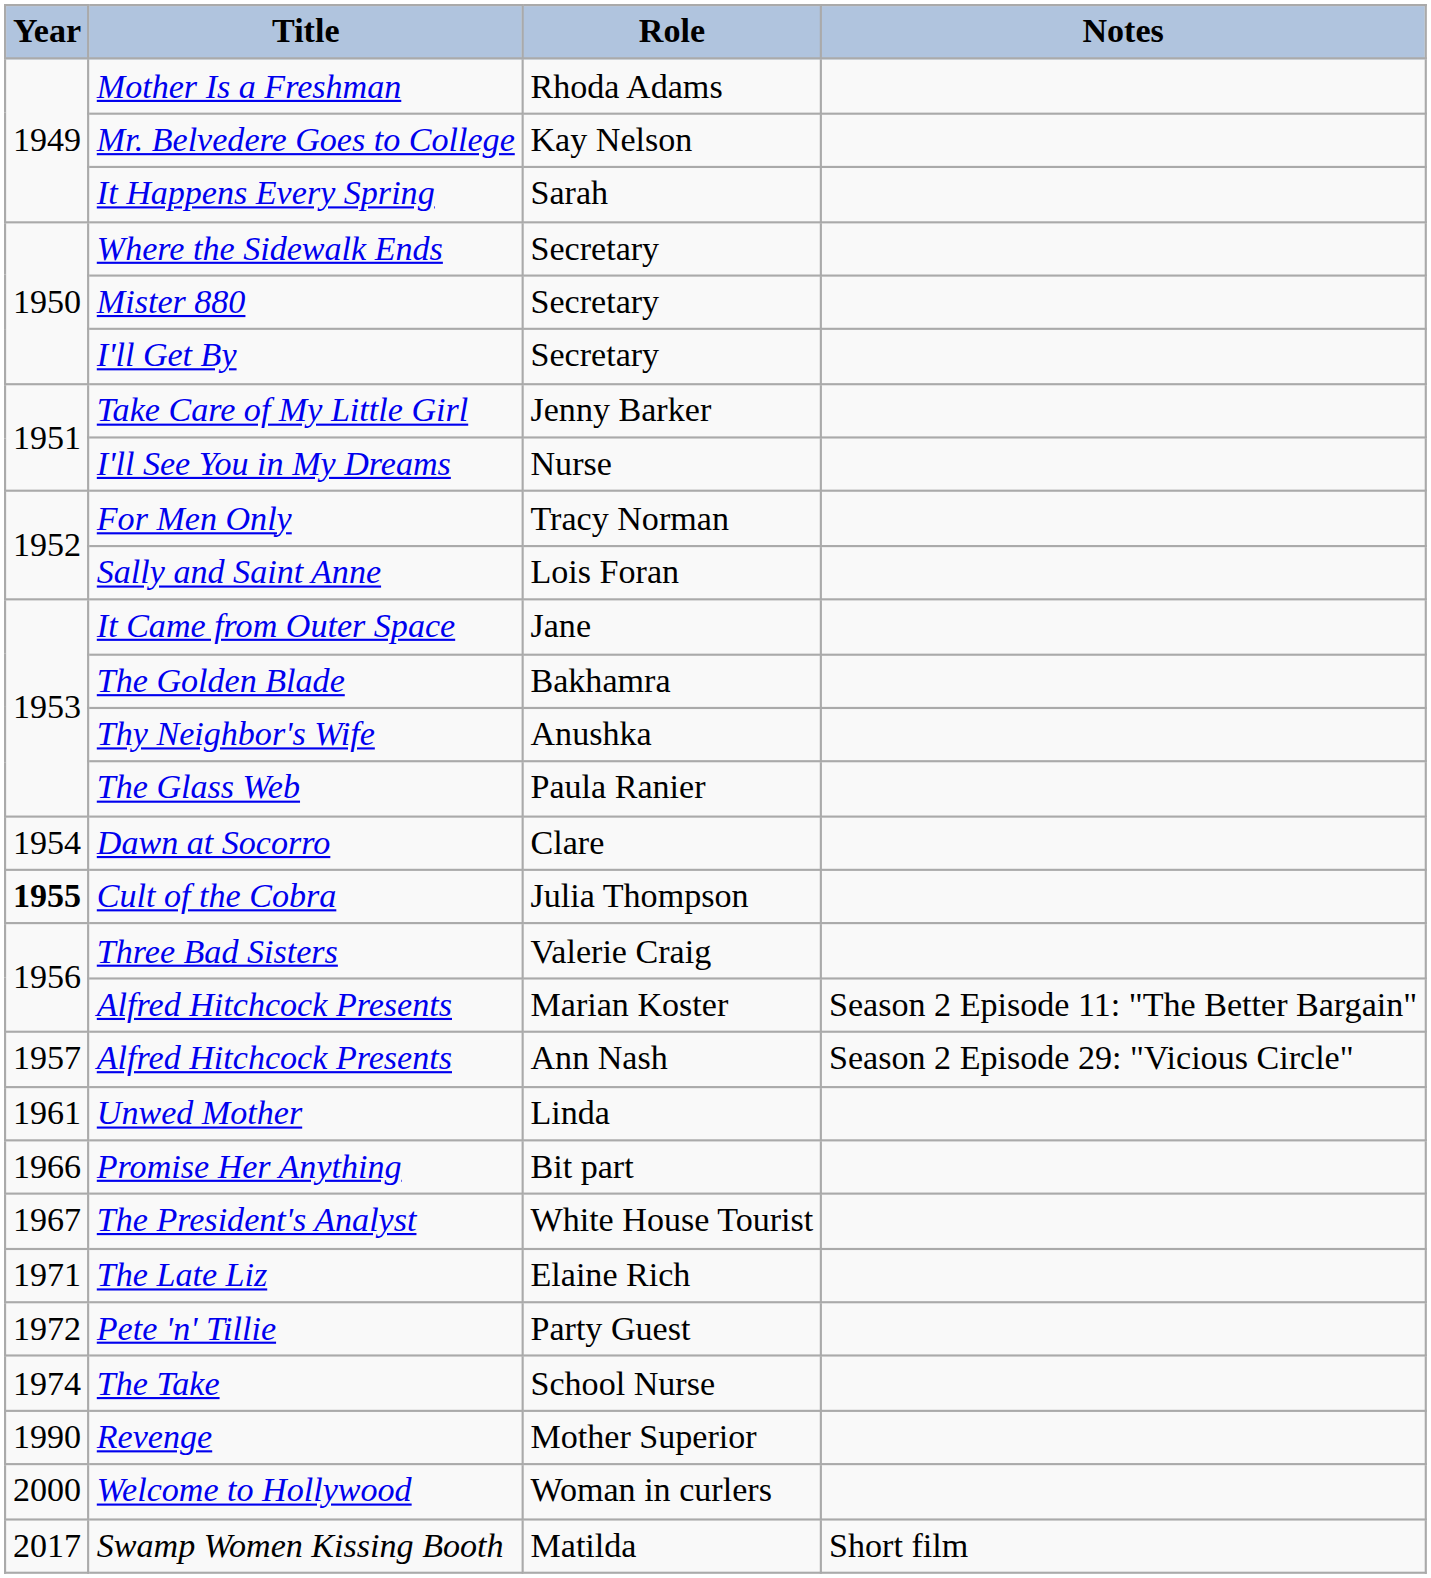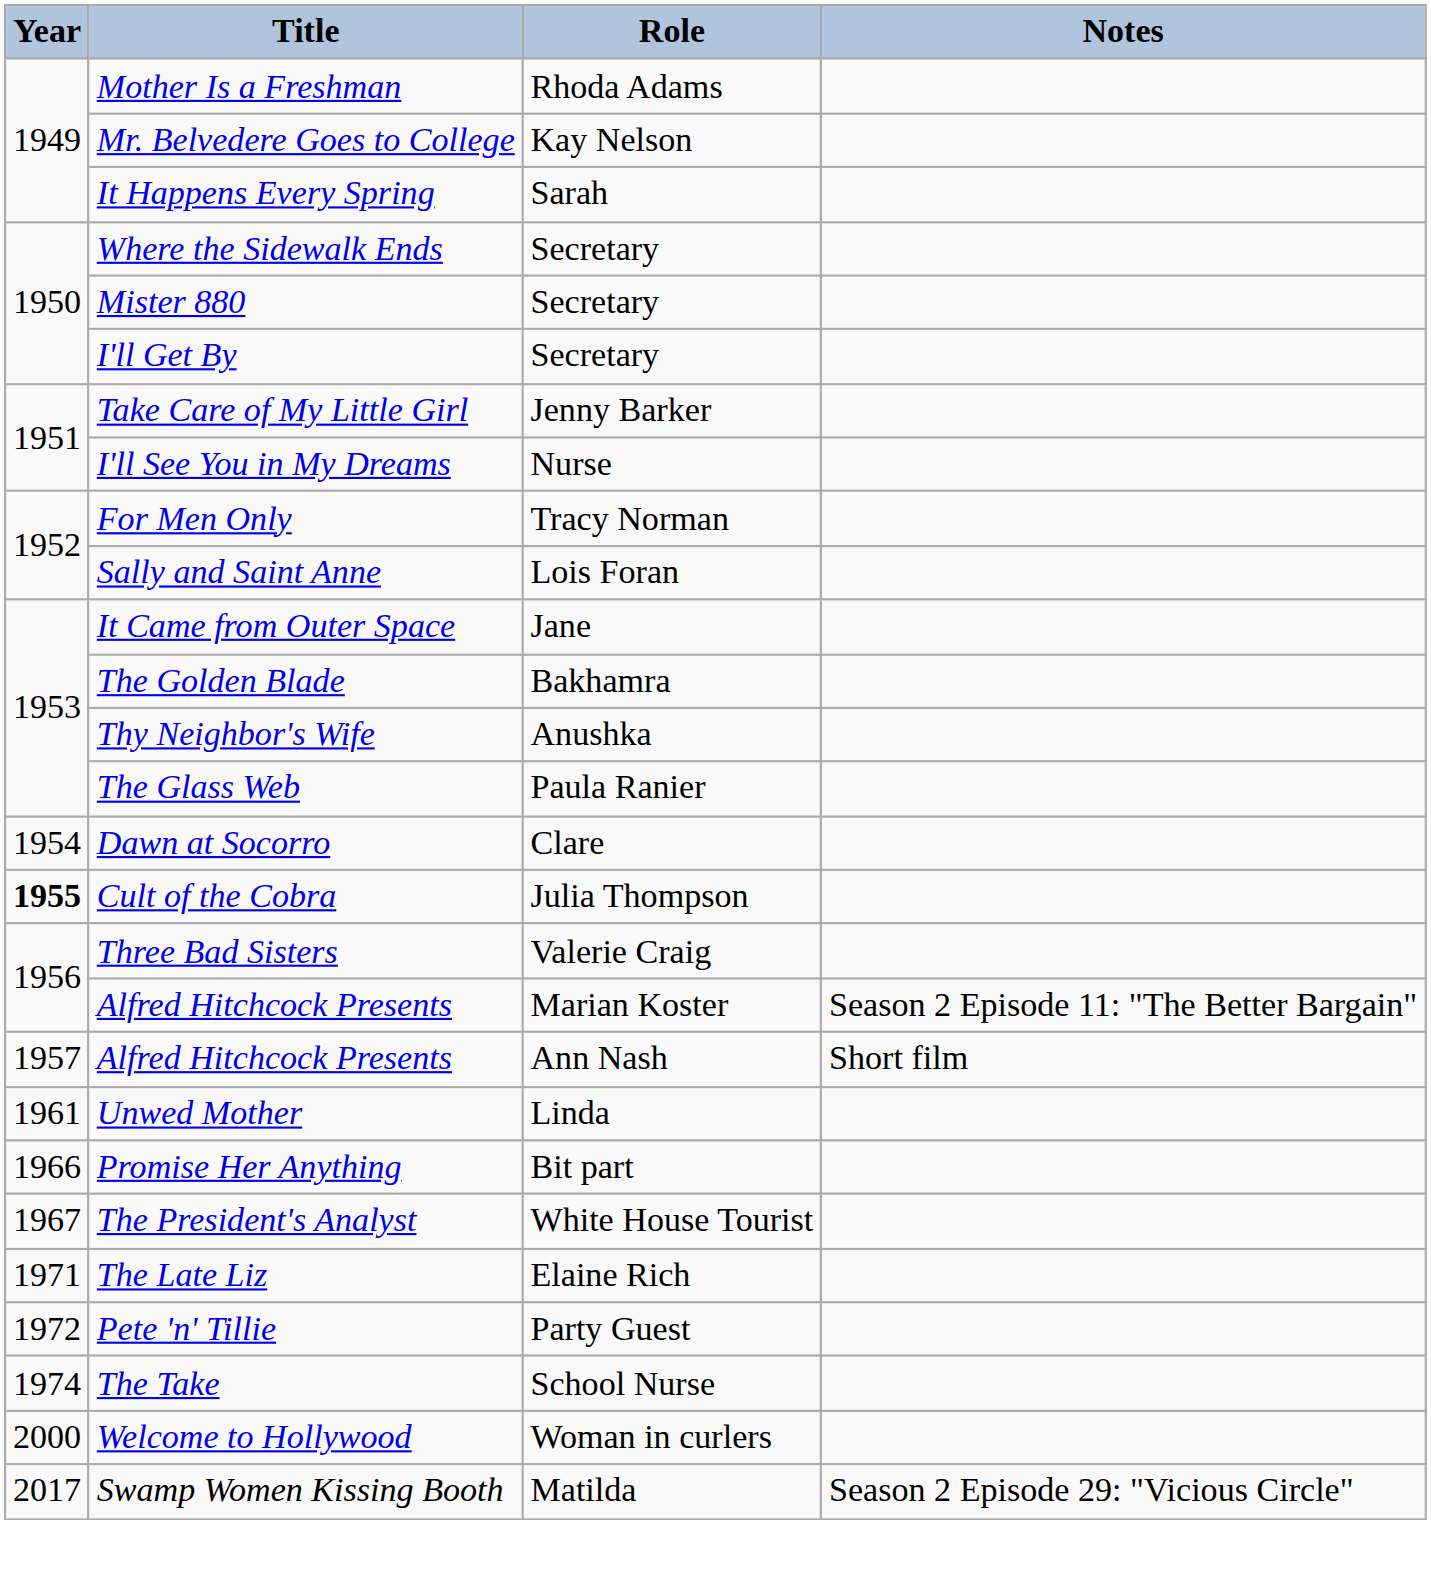(1091, 1058) Season 2 Episode 29: "Vicious Circle" -> (899, 1058) Short film
- row: (154, 1436)
(899, 1544) Short film -> (1091, 1490) Season 2 Episode 29: "Vicious Circle"
